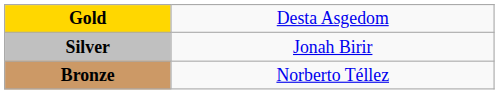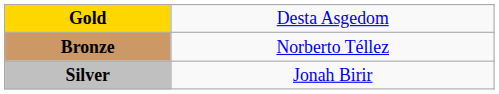rows swapped: (88, 46) <-> (88, 74)
